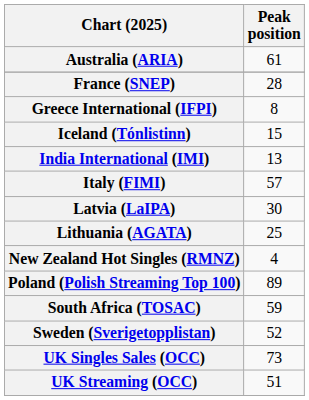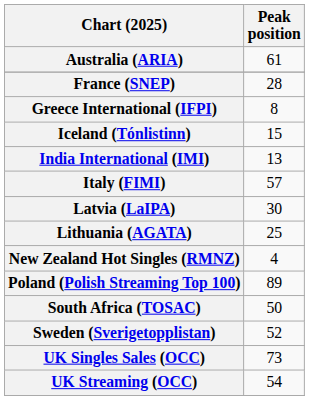(274, 308) 59 -> (274, 308) 50
(274, 382) 51 -> (274, 382) 54
